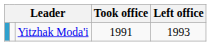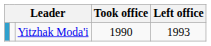(121, 31) 1991 -> (121, 31) 1990
